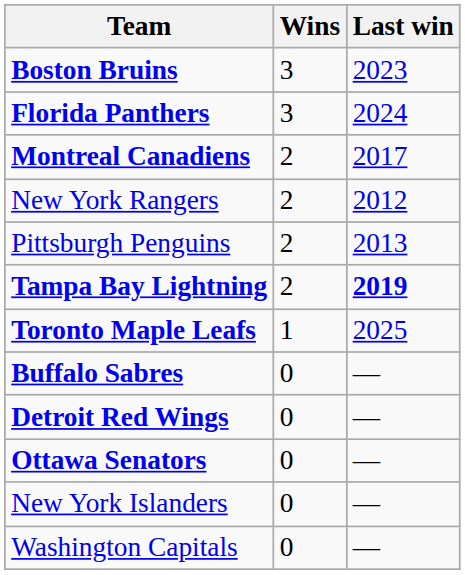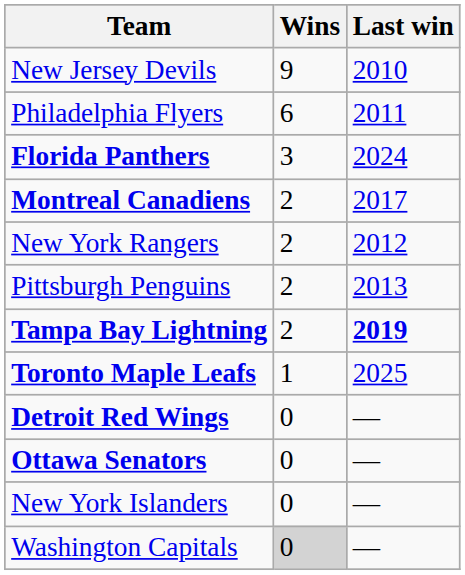+ row: (114, 69)
+ row: (117, 112)
- row: (94, 69)
- row: (97, 373)
(287, 546) no background -> (287, 546) lightgrey background
